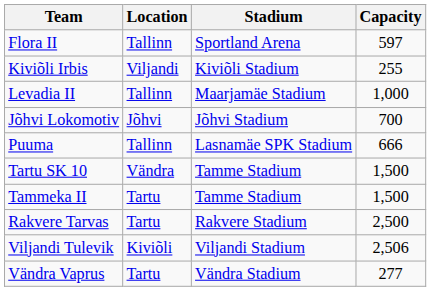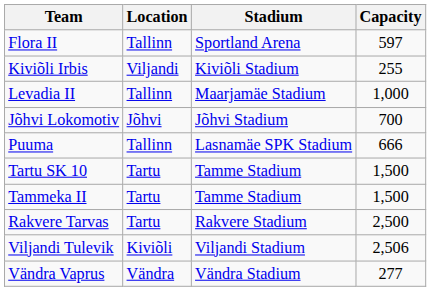(150, 171) Vändra -> (143, 171) Tartu
(143, 273) Tartu -> (150, 273) Vändra
